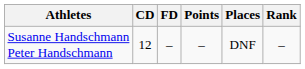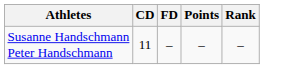- column: (243, 15)
(145, 45) 12 -> (145, 45) 11
